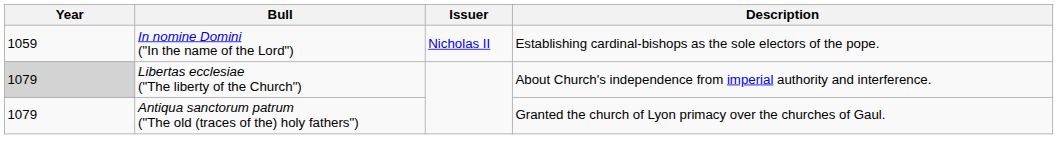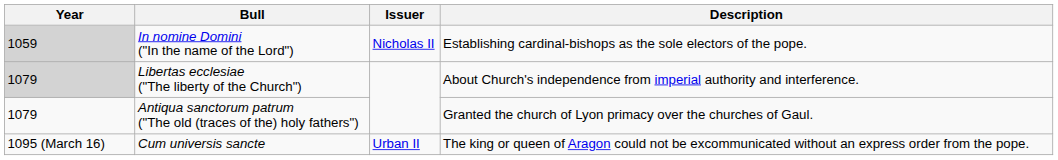(22, 43) no background -> (22, 43) lightgrey background
+ row: (202, 144)
